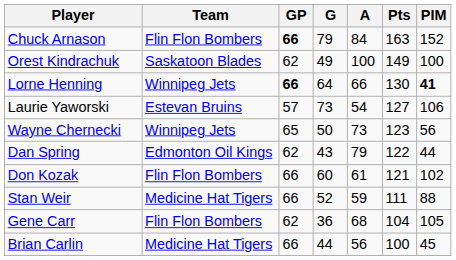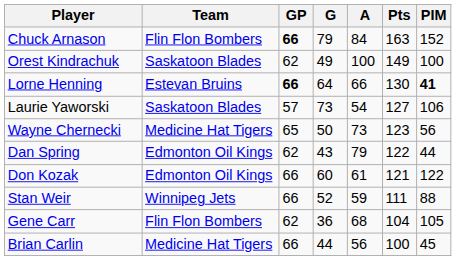(190, 84) Winnipeg Jets -> (194, 84) Estevan Bruins
(194, 107) Estevan Bruins -> (203, 107) Saskatoon Blades
(190, 130) Winnipeg Jets -> (209, 130) Medicine Hat Tigers
(204, 175) Flin Flon Bombers -> (209, 175) Edmonton Oil Kings
(432, 175) 102 -> (432, 175) 122
(209, 198) Medicine Hat Tigers -> (190, 198) Winnipeg Jets
